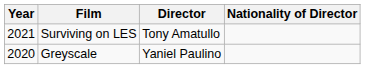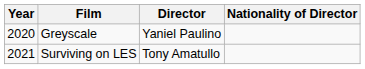rows swapped: (89, 34) <-> (69, 53)
